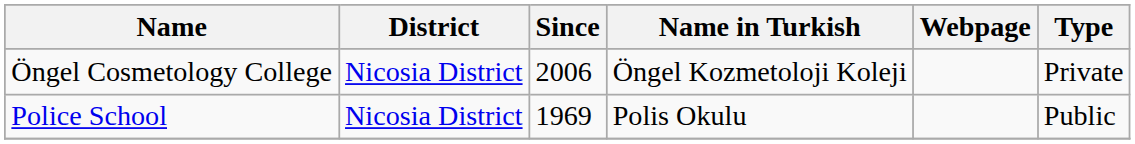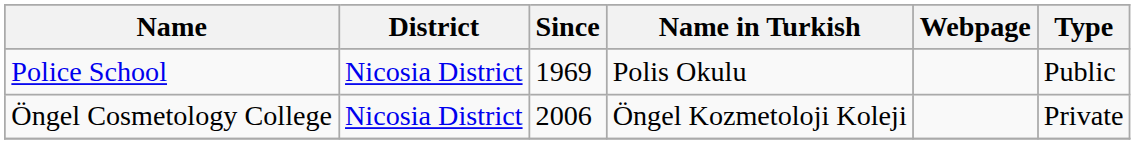rows swapped: (89, 116) <-> (172, 71)
